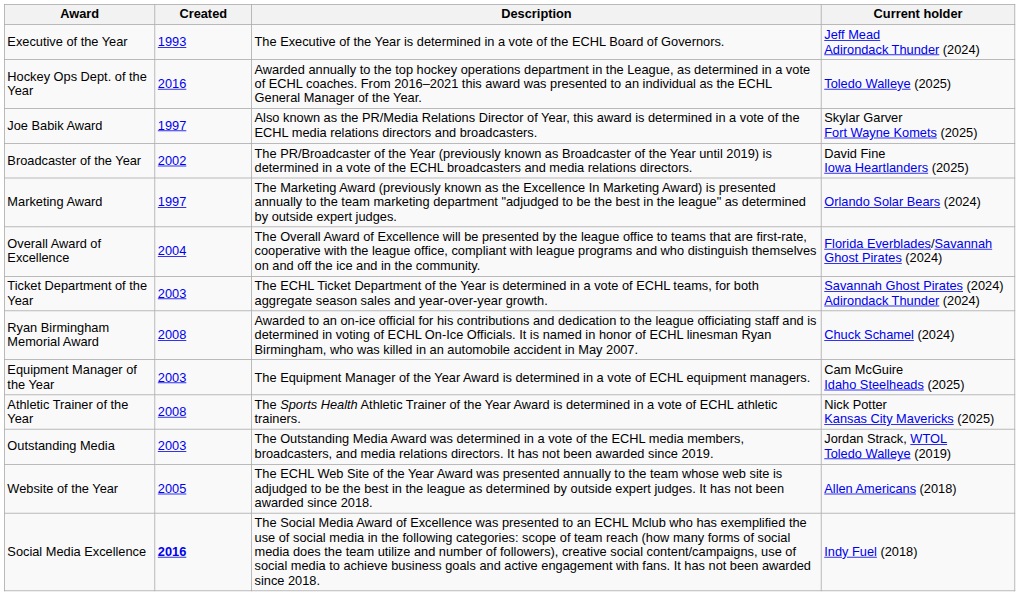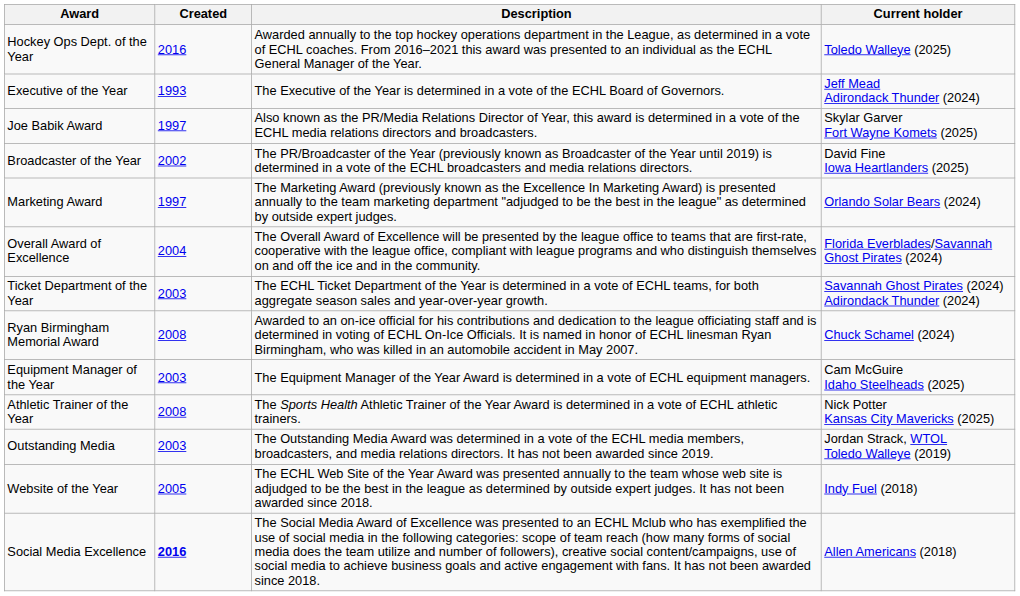rows swapped: (77, 84) <-> (67, 42)
(890, 488) Allen Americans (2018) -> (871, 488) Indy Fuel (2018)
(871, 552) Indy Fuel (2018) -> (890, 552) Allen Americans (2018)
